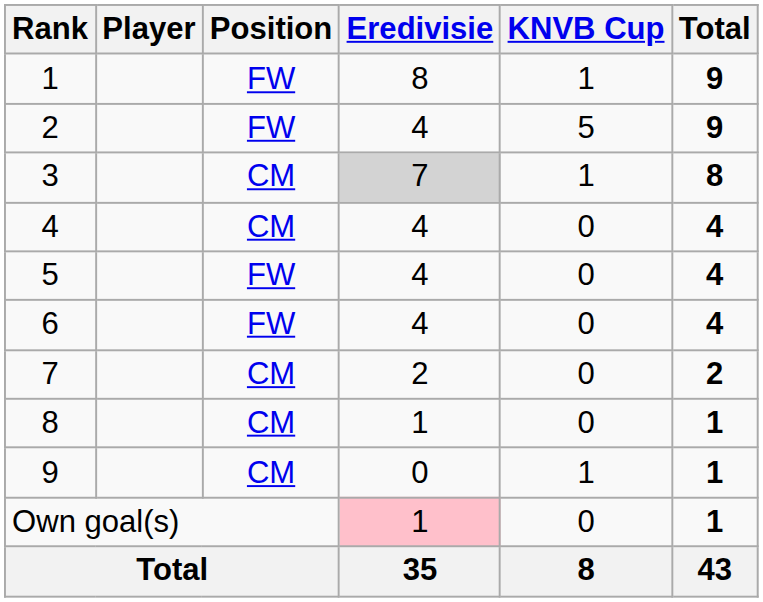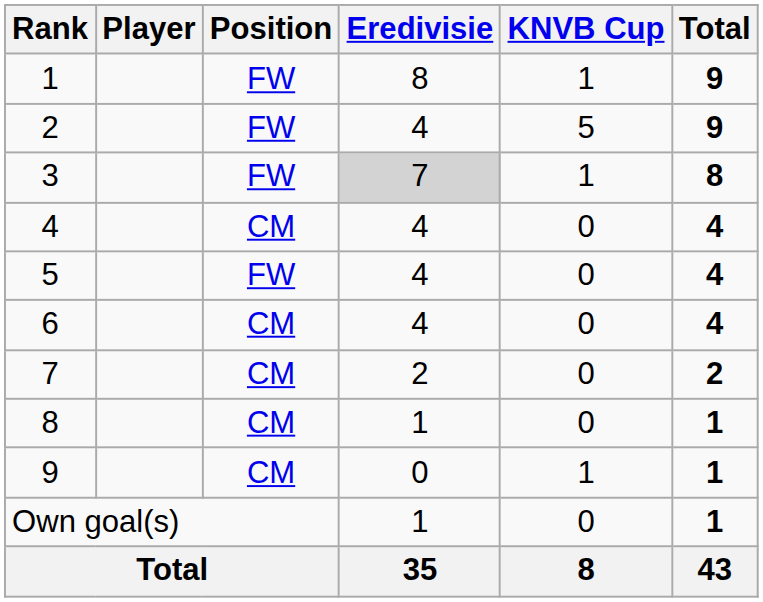(271, 176) CM -> (271, 176) FW
(271, 324) FW -> (271, 324) CM
(420, 521) pink background -> (420, 521) no background
